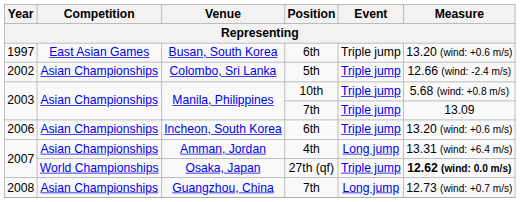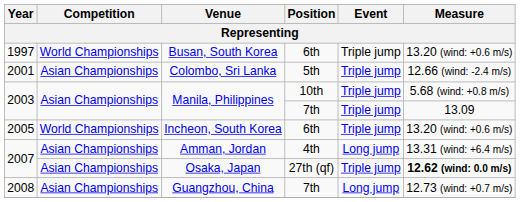(99, 52) East Asian Games -> (99, 52) World Championships
(21, 71) 2002 -> (21, 71) 2001
(21, 129) 2006 -> (21, 129) 2005
(99, 129) Asian Championships -> (99, 129) World Championships
(99, 168) World Championships -> (99, 168) Asian Championships
